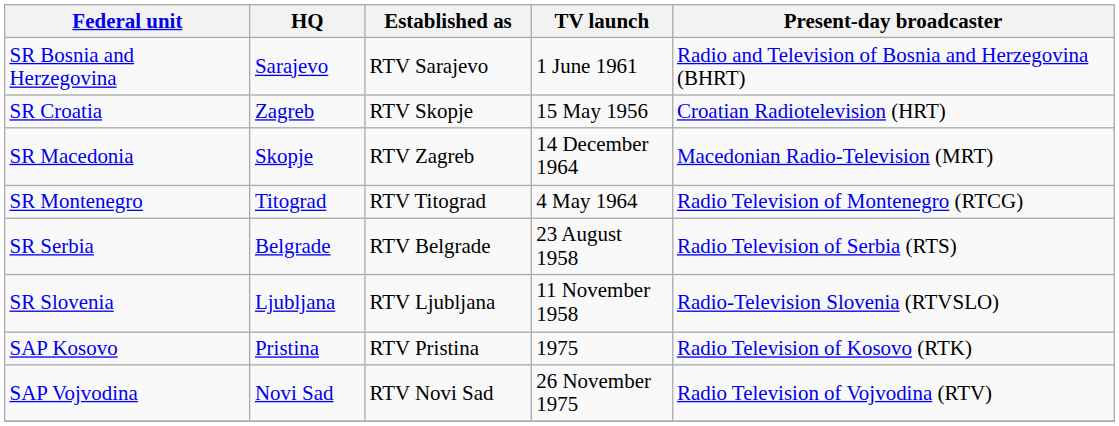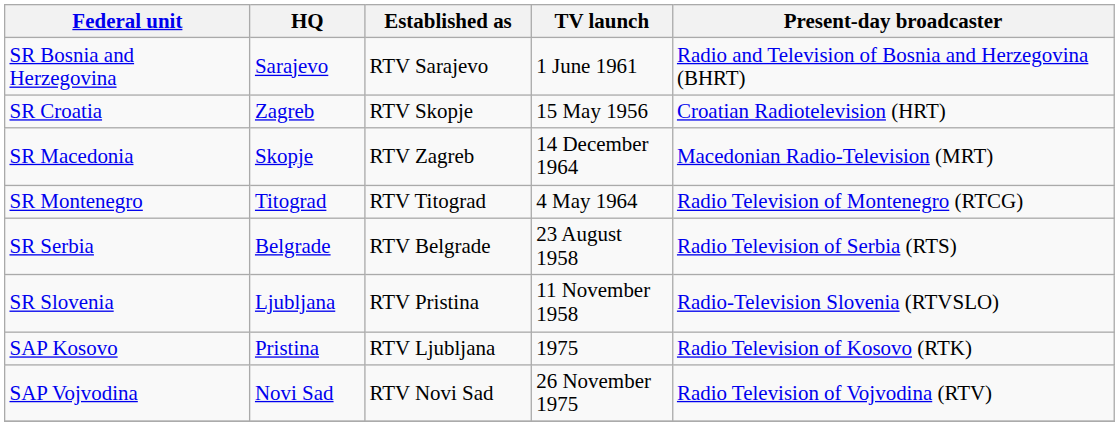(432, 303) RTV Ljubljana -> (424, 303) RTV Pristina
(424, 348) RTV Pristina -> (432, 348) RTV Ljubljana
